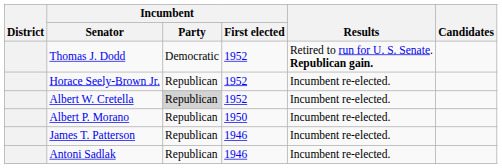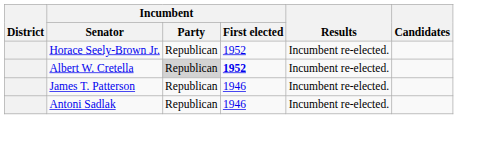- row: (87, 56)
(236, 99) normal -> (234, 68) bold
- row: (89, 117)
